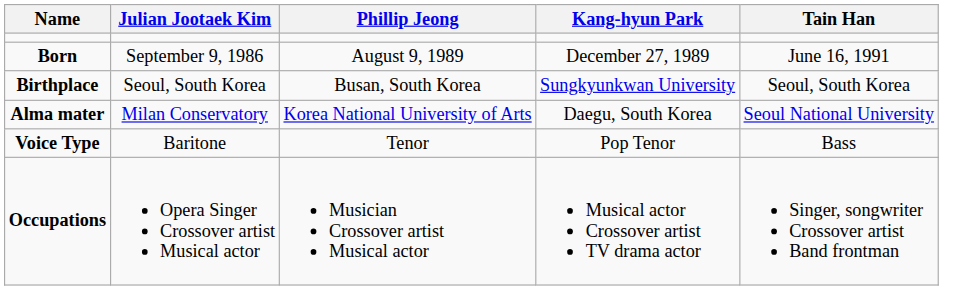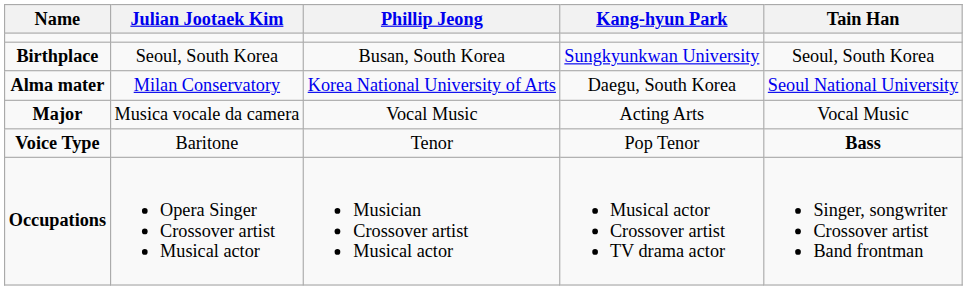- row: (57, 56)
+ row: (57, 114)
(839, 143) normal -> (863, 143) bold
